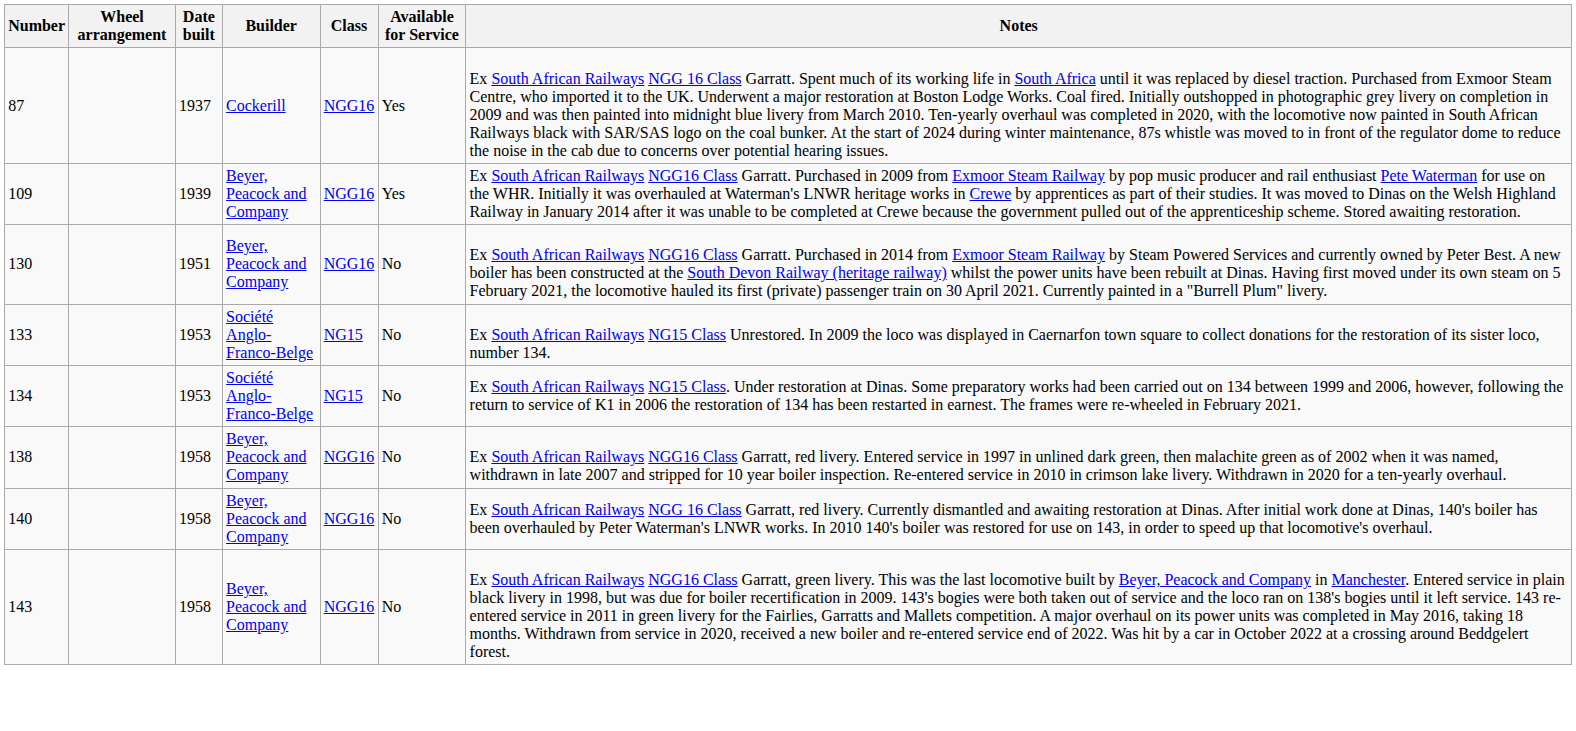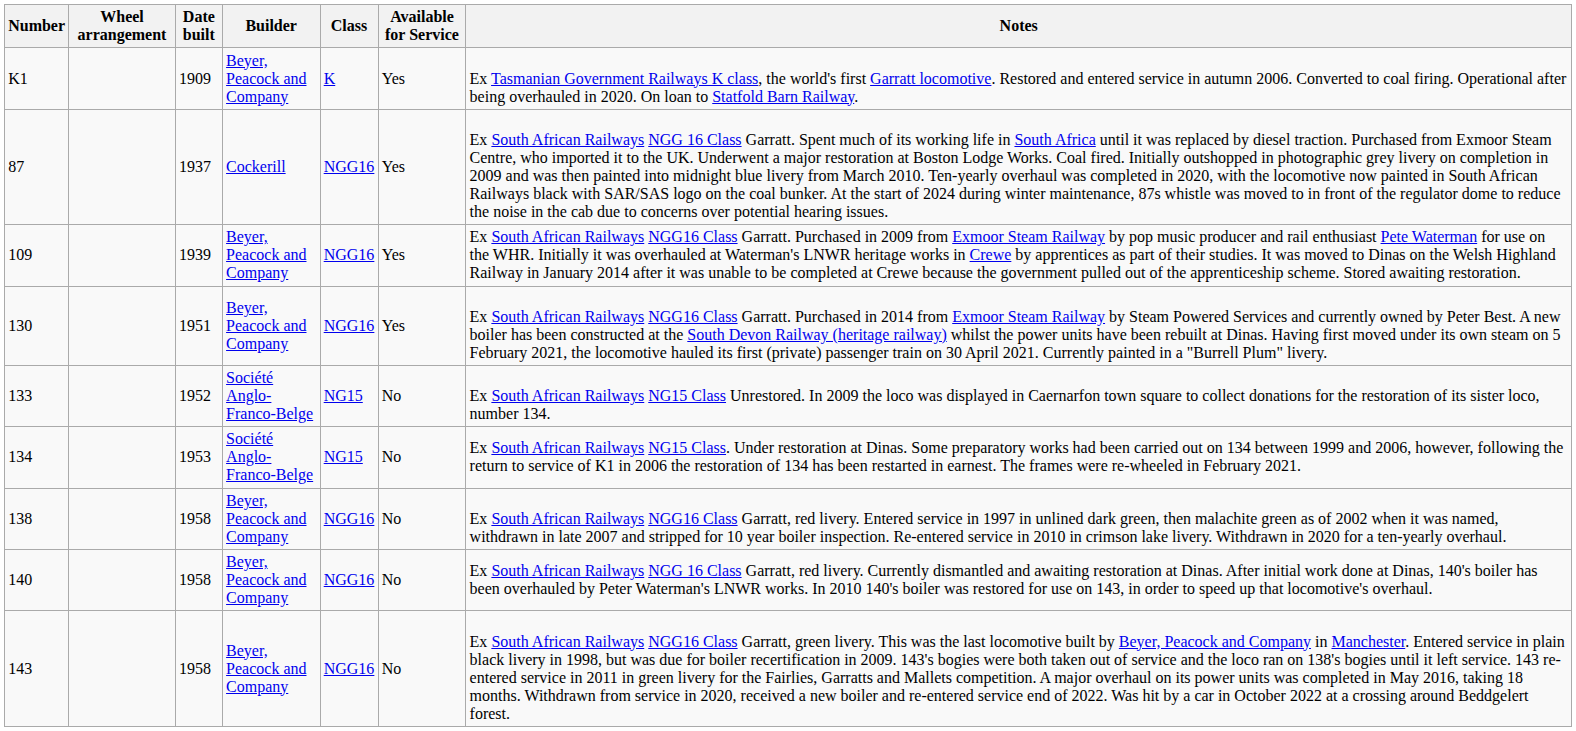+ row: (18, 78)
(392, 264) No -> (393, 325) Yes
(195, 334) 1953 -> (195, 396) 1952
